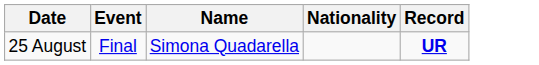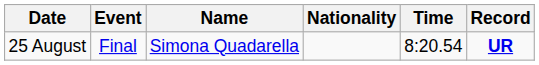+ column: (433, 18)
